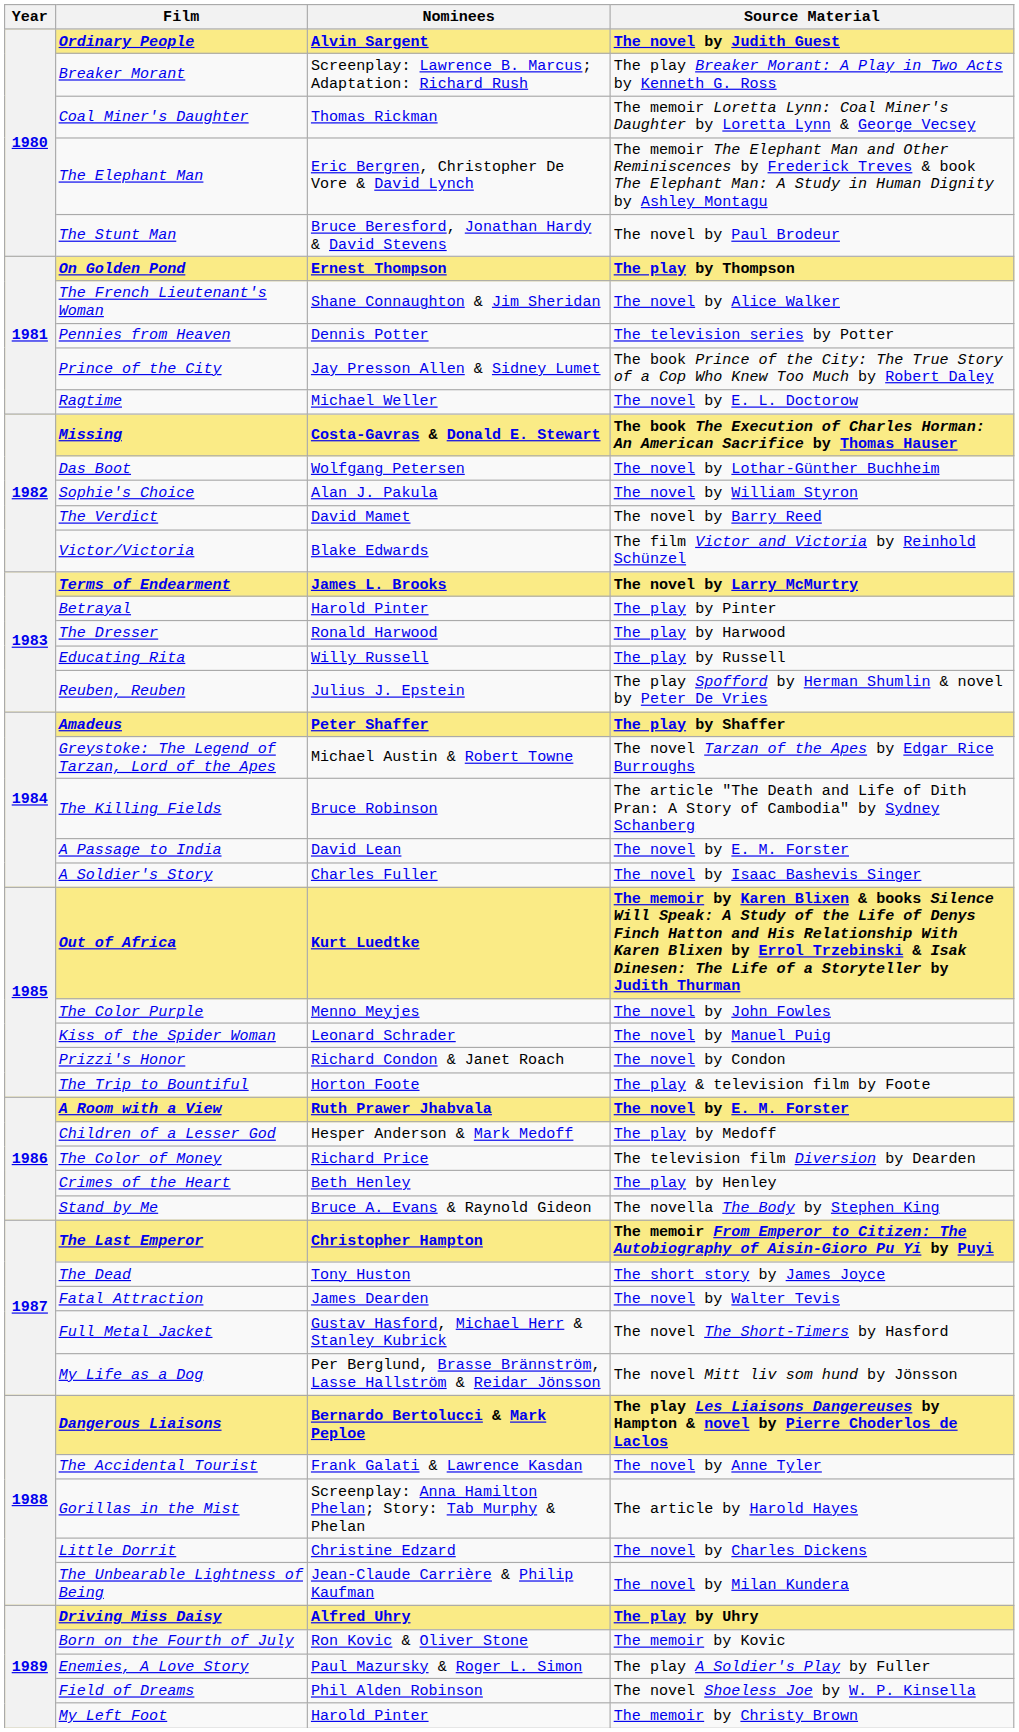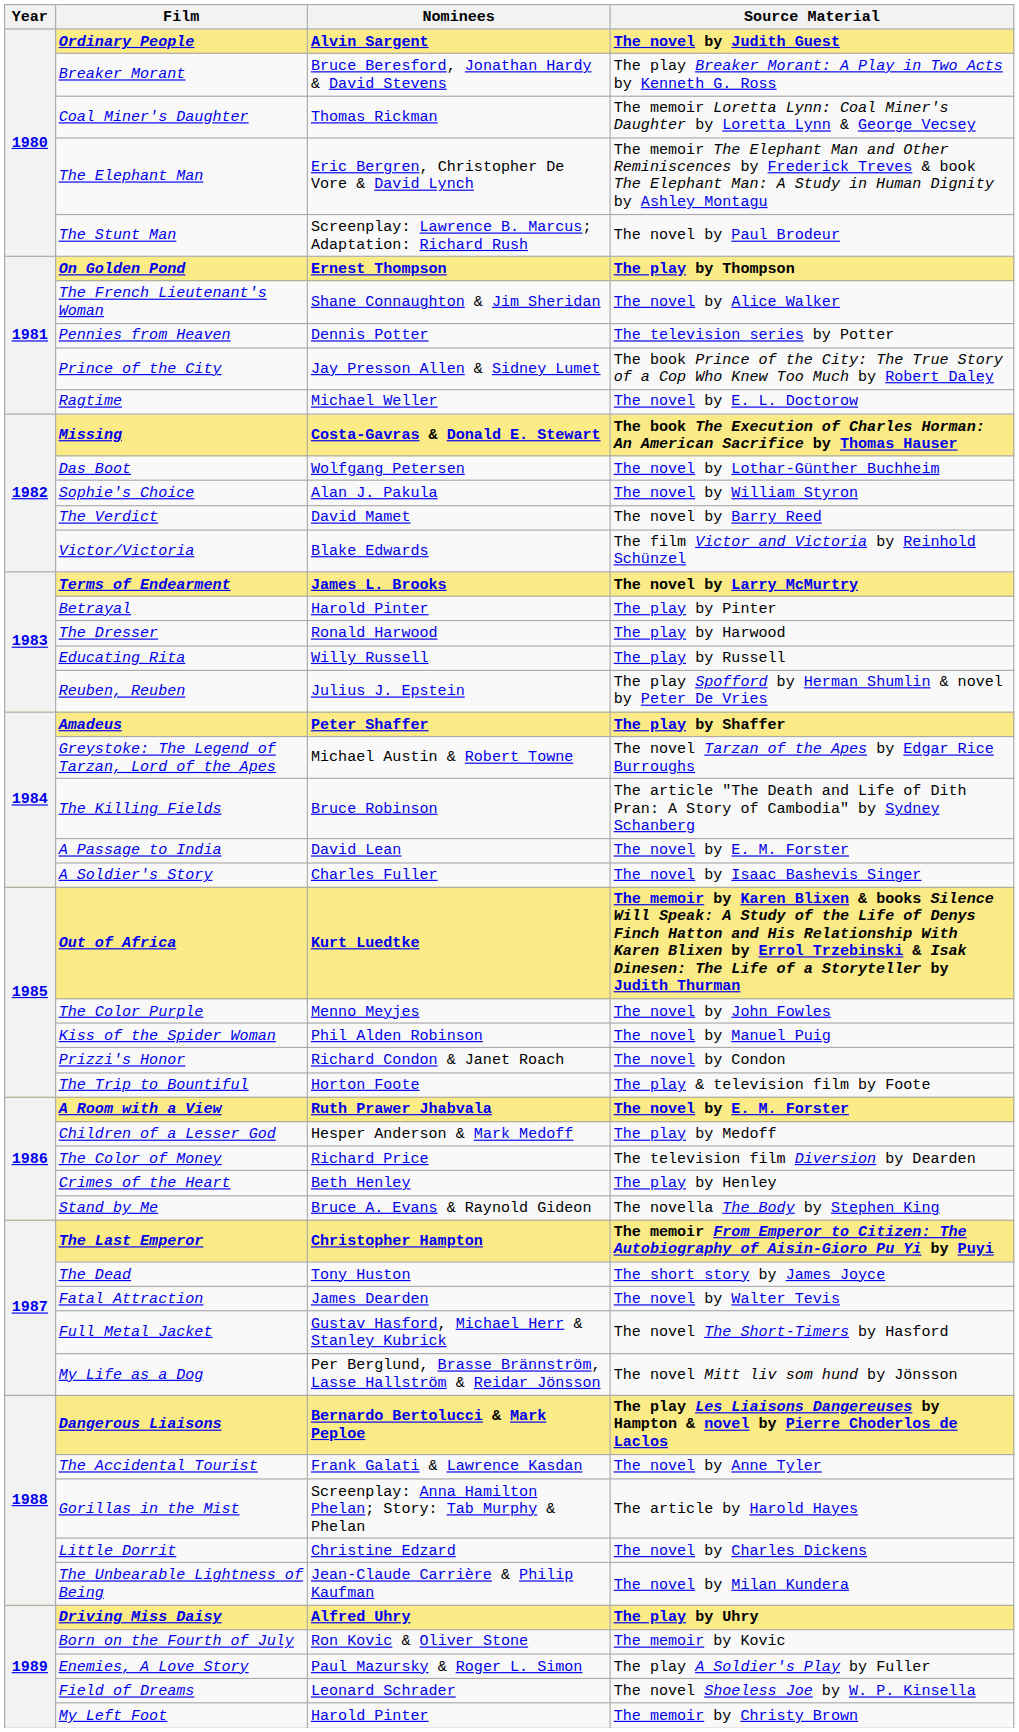(451, 75) Screenplay: Lawrence B. Marcus; Adaptation: Richard Rush -> (451, 75) Bruce Beresford, Jonathan Hardy & David Stevens
(451, 235) Bruce Beresford, Jonathan Hardy & David Stevens -> (451, 235) Screenplay: Lawrence B. Marcus; Adaptation: Richard Rush
(383, 1036) Leonard Schrader -> (397, 1036) Phil Alden Robinson
(397, 1691) Phil Alden Robinson -> (383, 1691) Leonard Schrader
